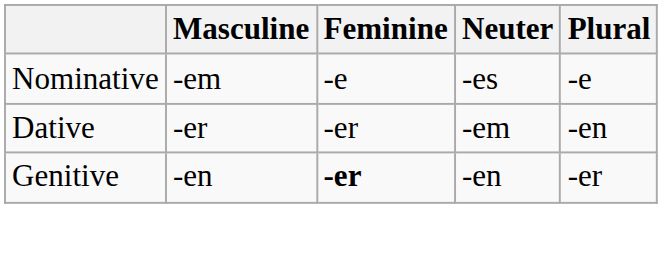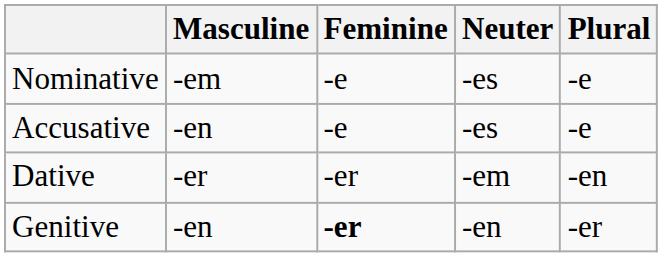+ row: (81, 127)
